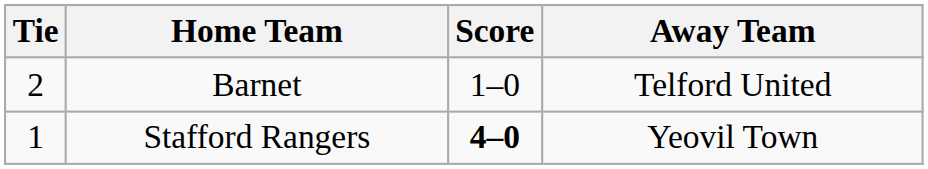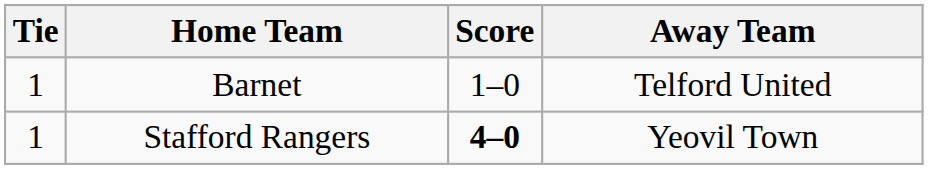(36, 84) 2 -> (36, 84) 1
